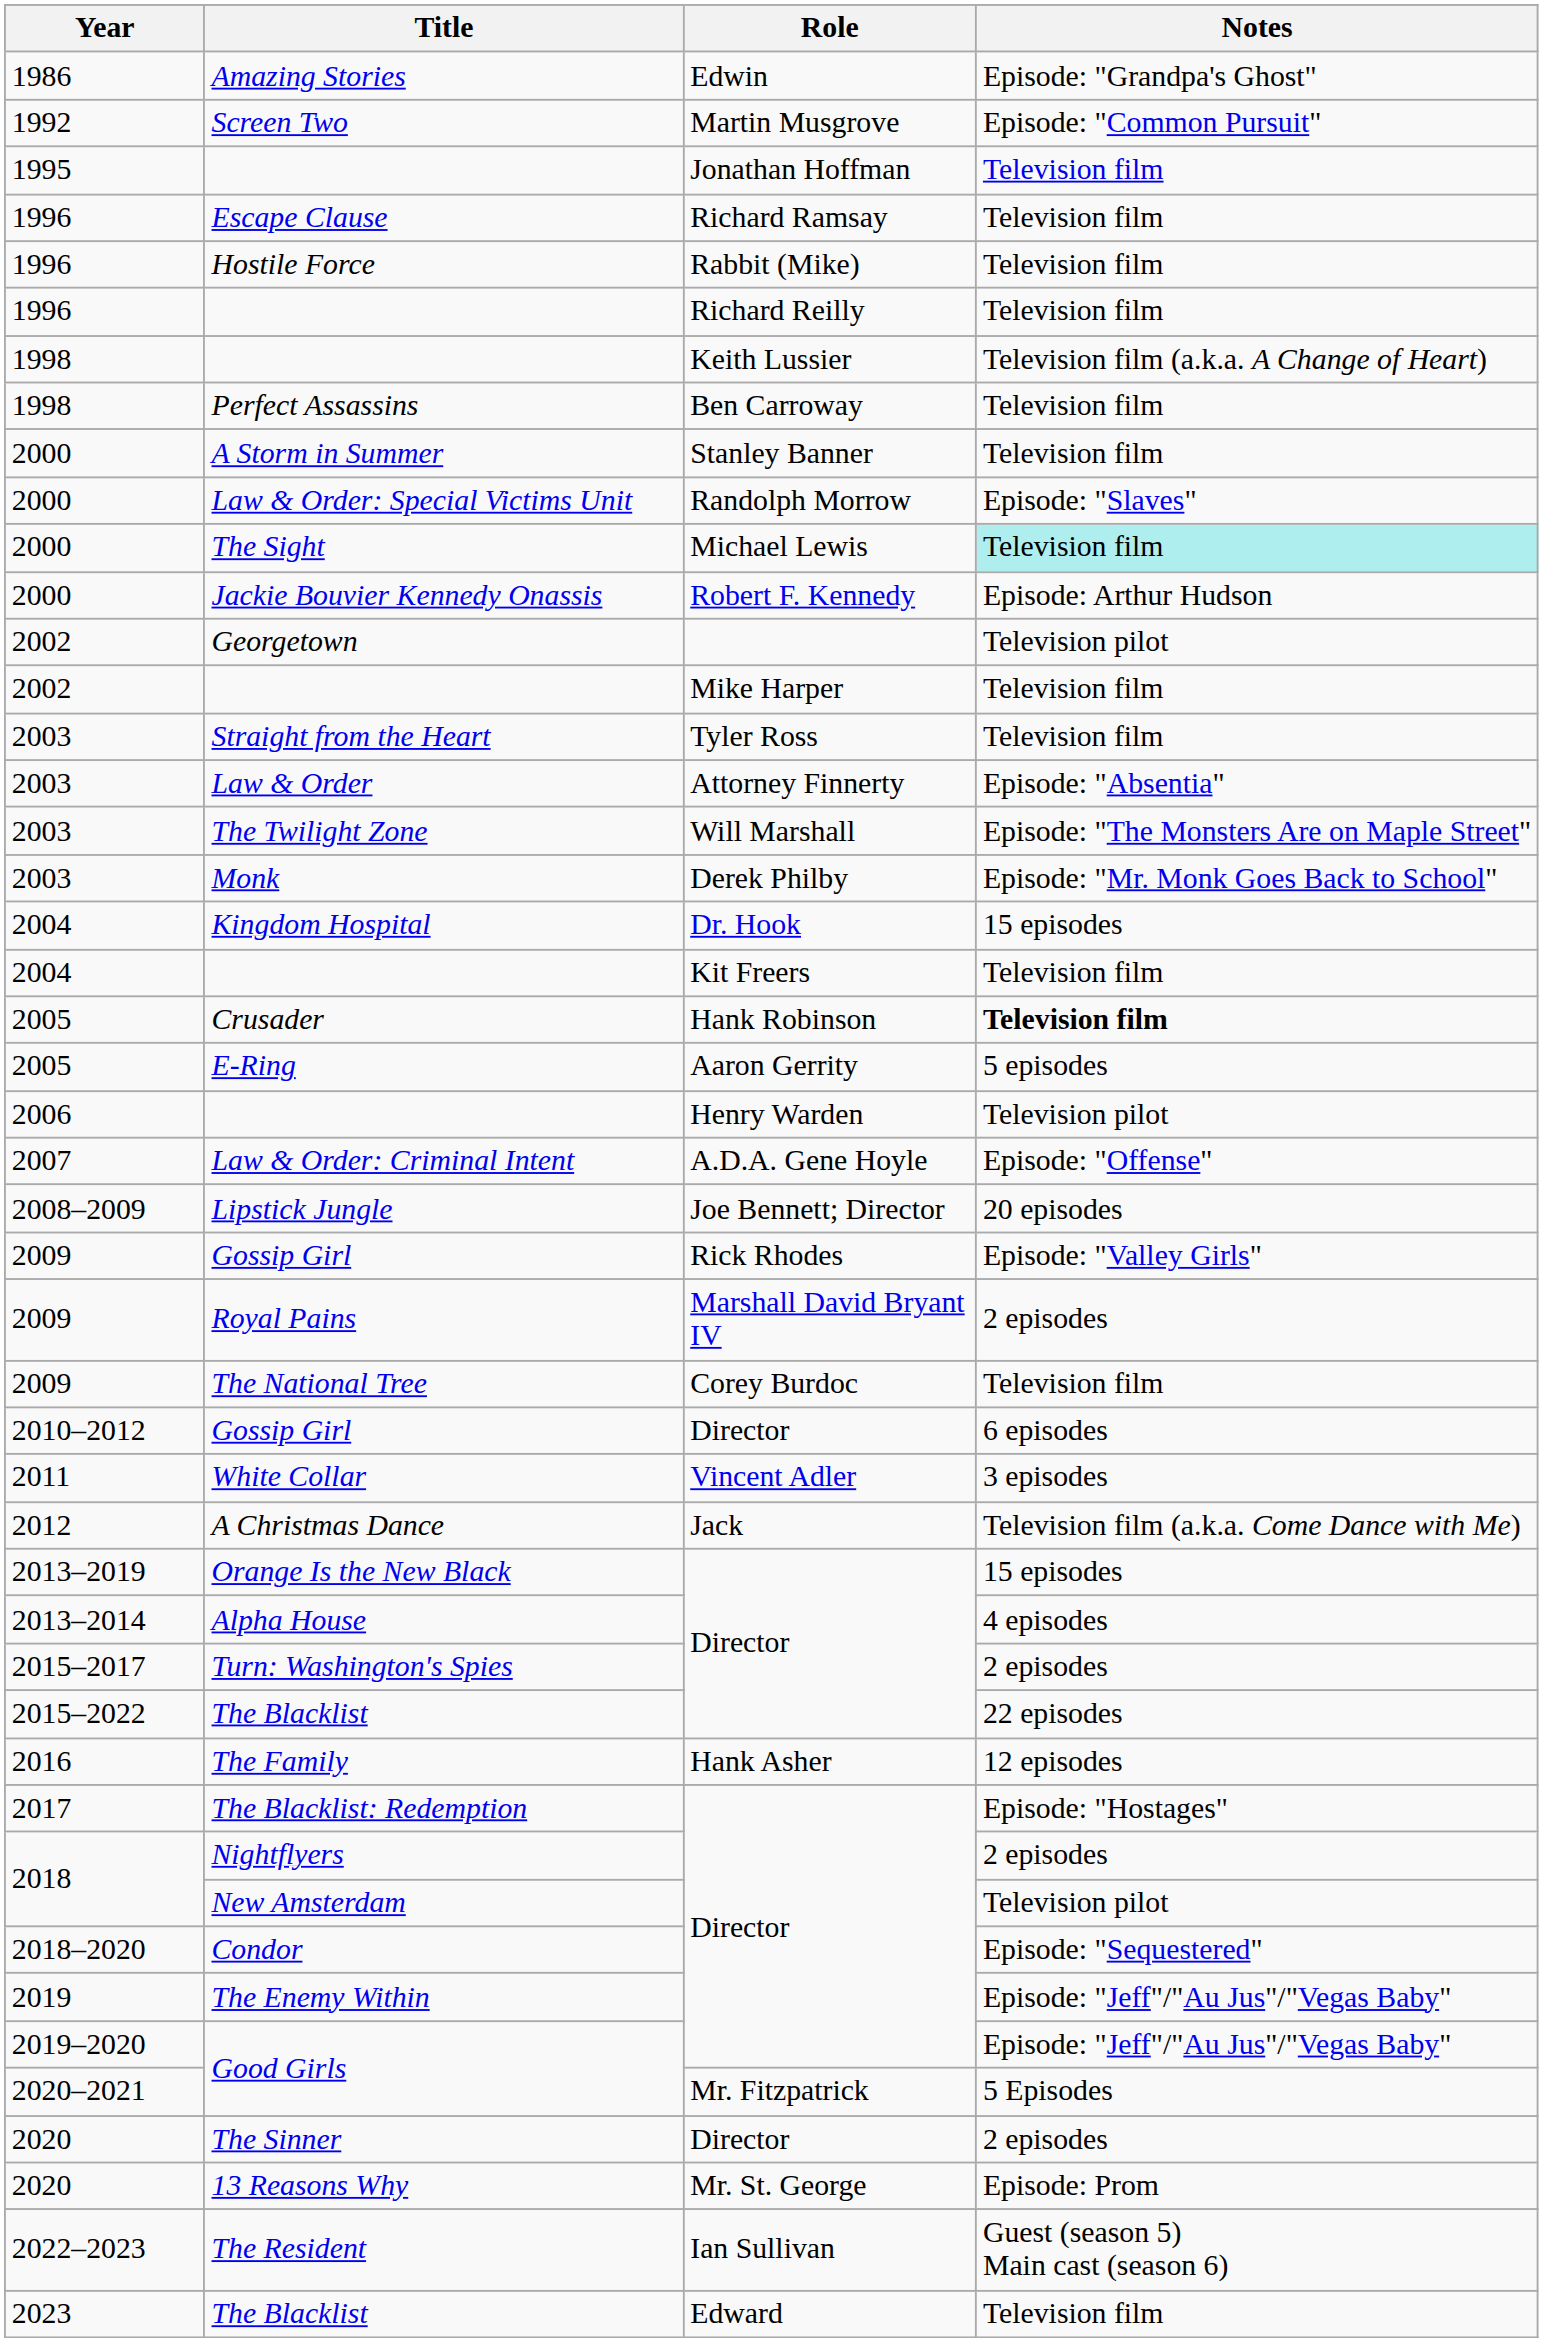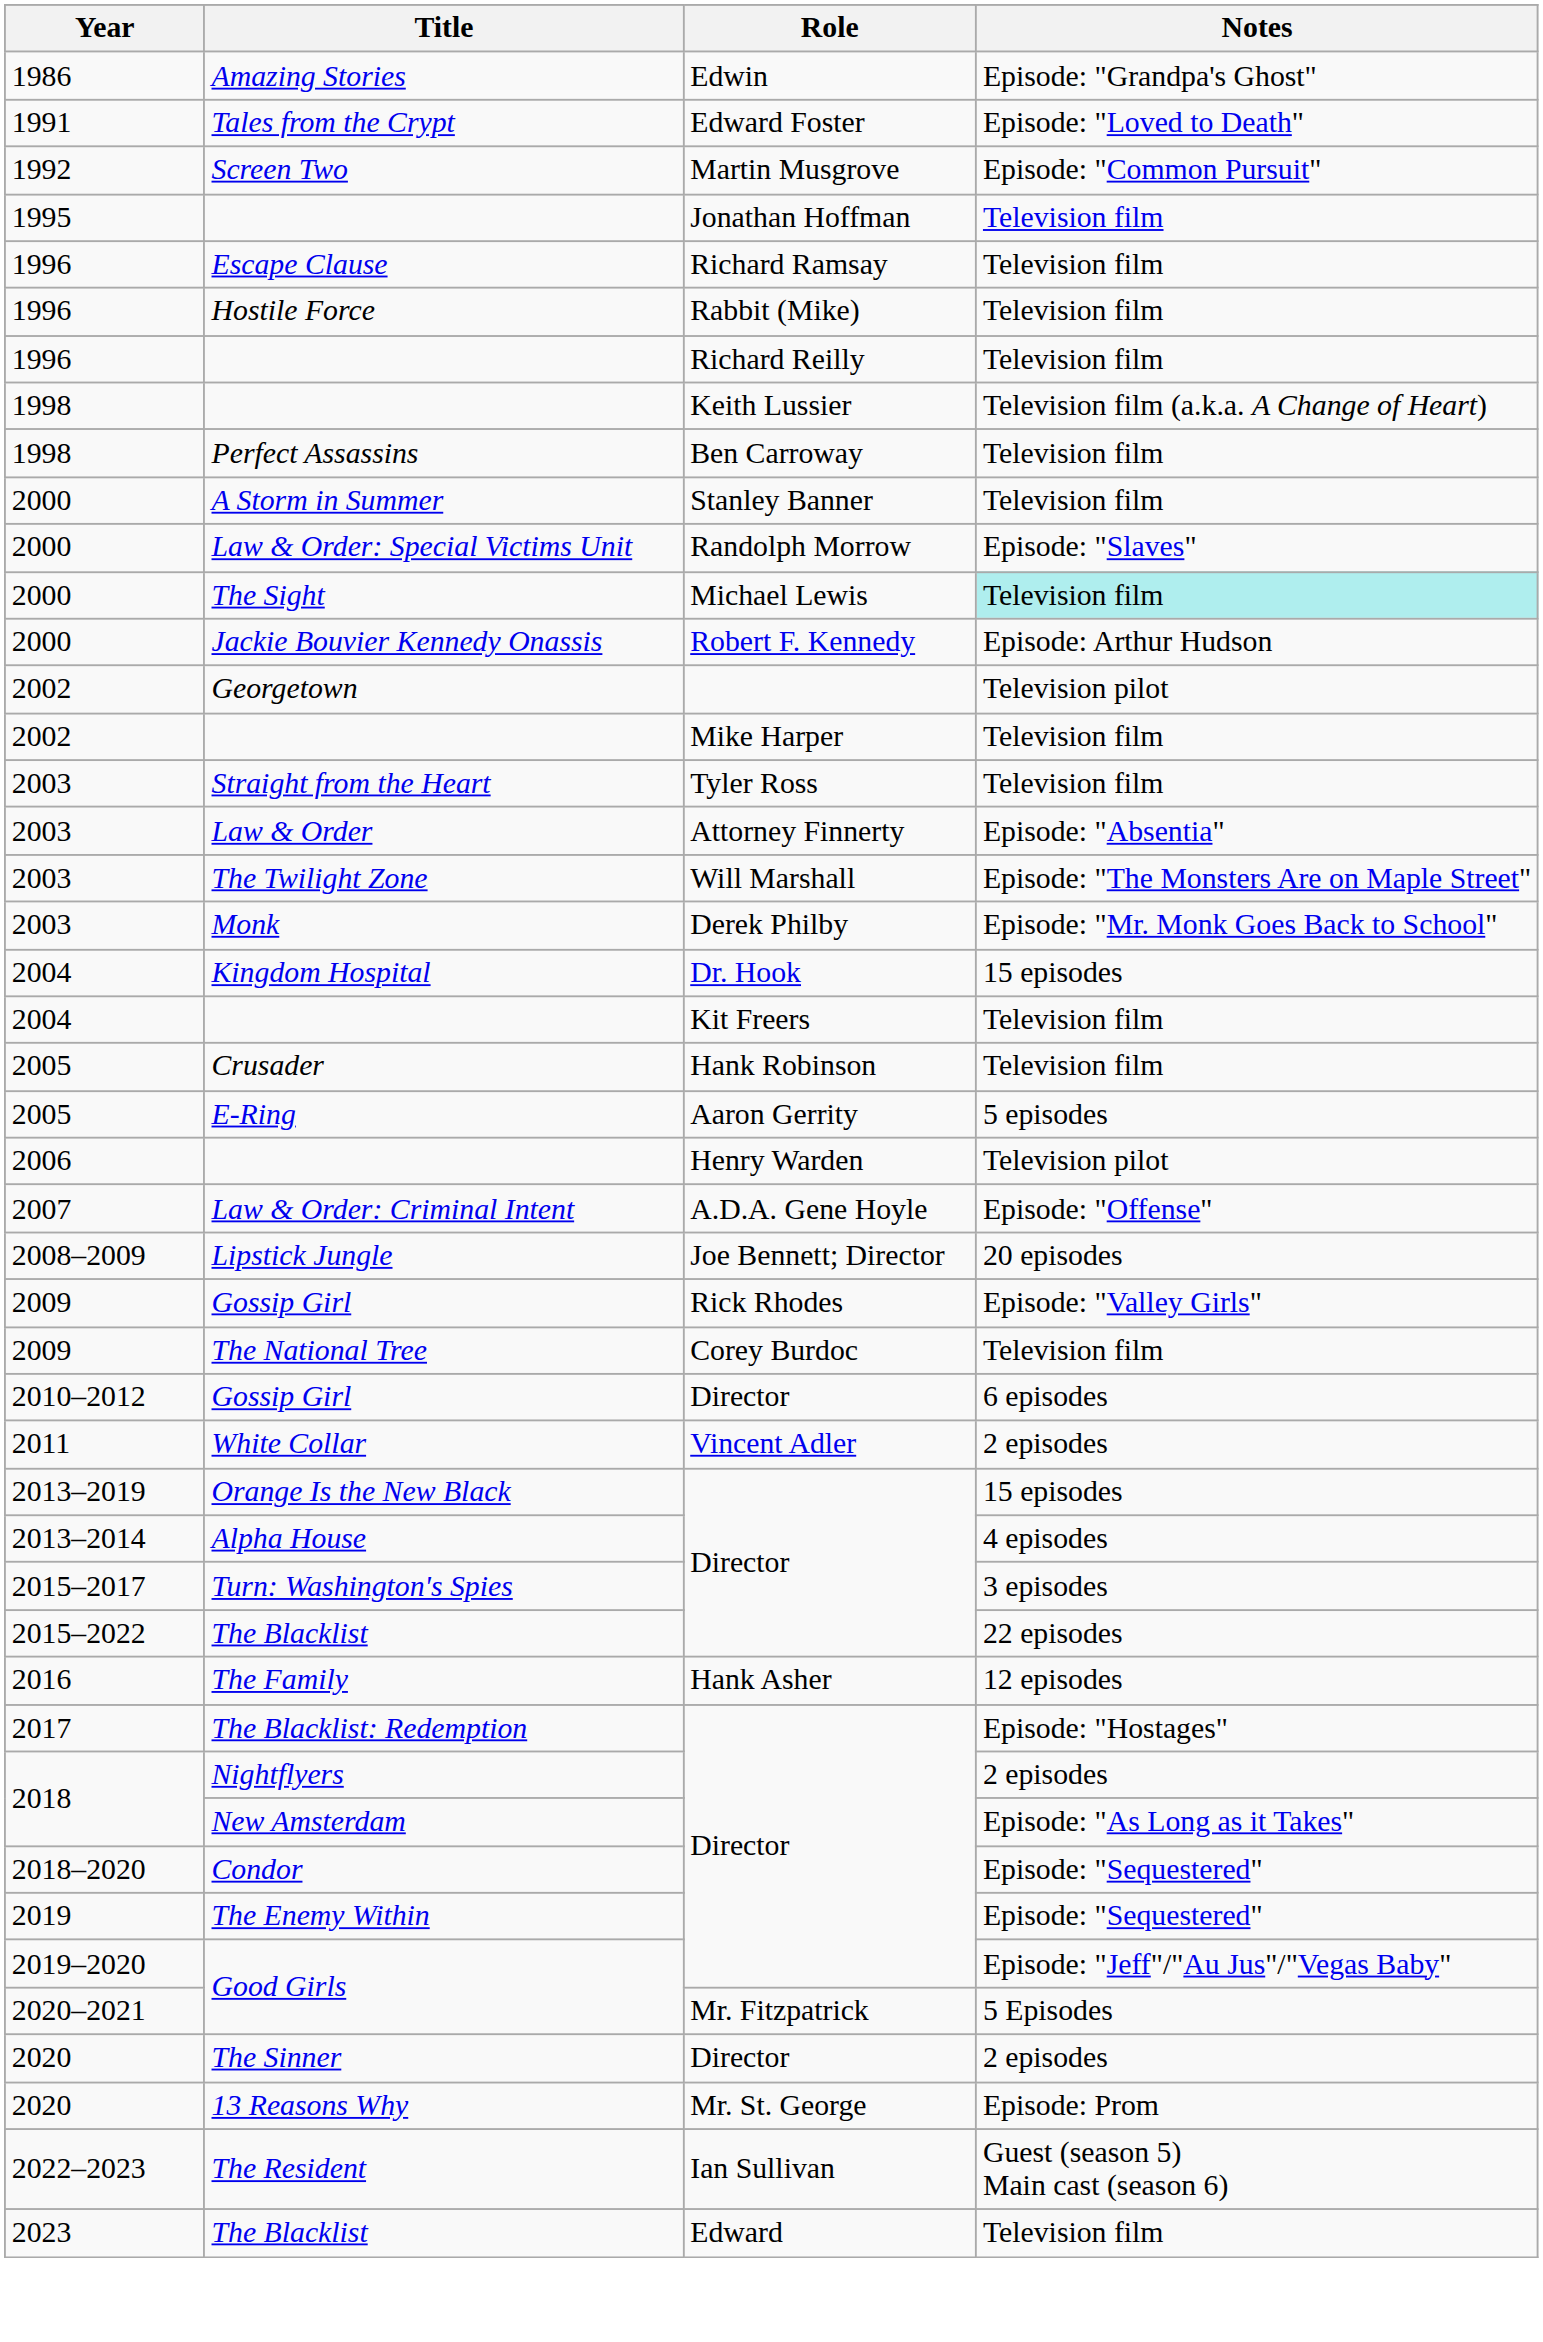+ row: (333, 122)
(1075, 1019) bold -> (1073, 1066) normal
- row: (284, 1319)
(1045, 1477) 3 episodes -> (1045, 1444) 2 episodes
- row: (328, 1524)
(1045, 1666) 2 episodes -> (1045, 1585) 3 episodes
(1076, 1902) Television pilot -> (1169, 1821) Episode: "As Long as it Takes"
(1217, 1996) Episode: "Jeff"/"Au Jus"/"Vegas Baby" -> (1123, 1915) Episode: "Sequestered"
